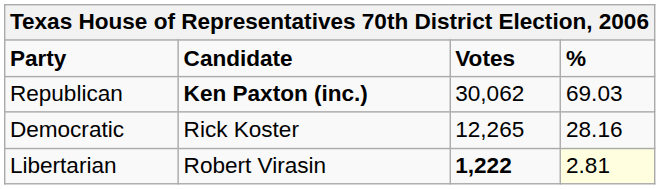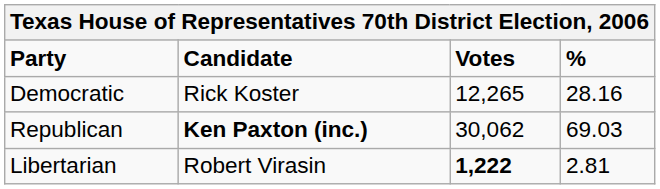rows swapped: (66, 93) <-> (67, 129)
(588, 165) lightyellow background -> (588, 165) no background
